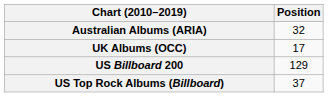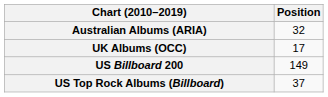(299, 65) 129 -> (299, 65) 149
